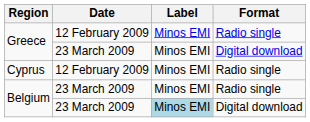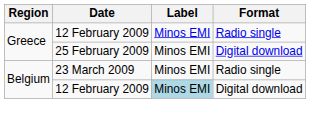(95, 51) 23 March 2009 -> (102, 51) 25 February 2009
- row: (26, 70)
(95, 107) 23 March 2009 -> (102, 88) 12 February 2009
